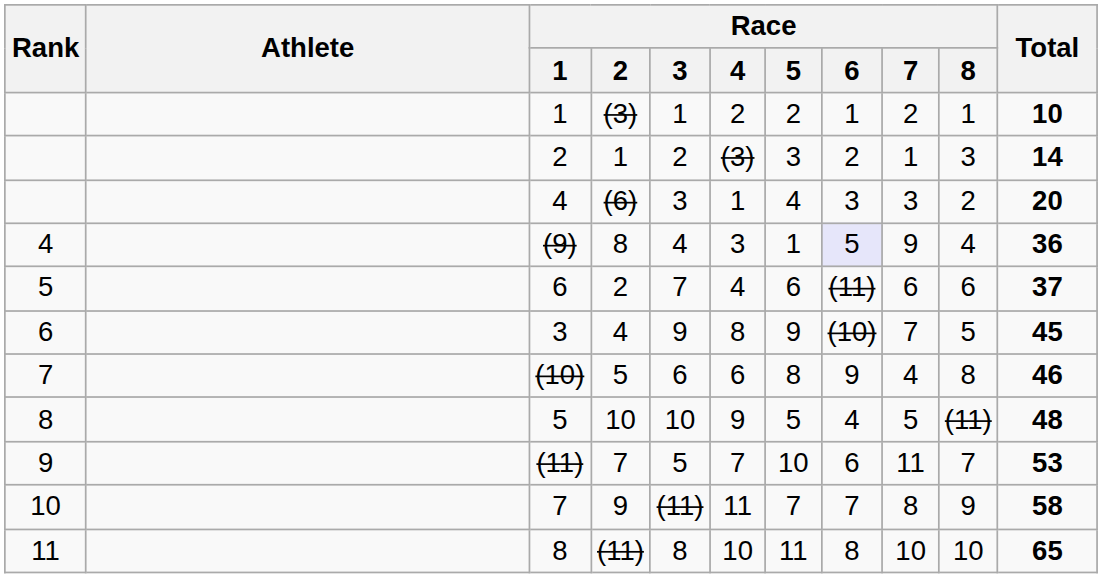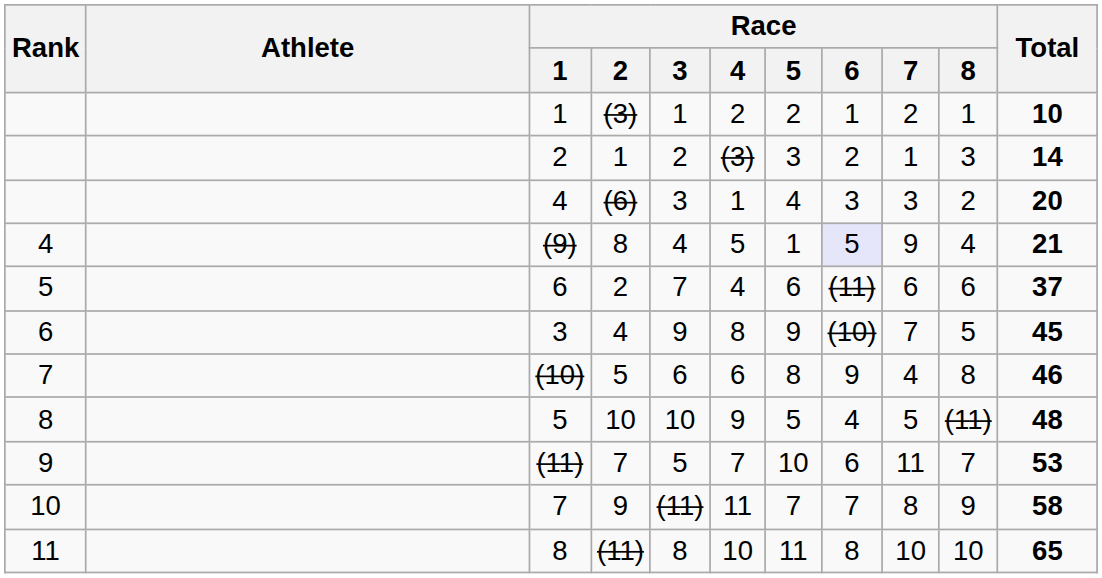(738, 244) 3 -> (738, 244) 5
(1047, 244) 36 -> (1047, 244) 21
